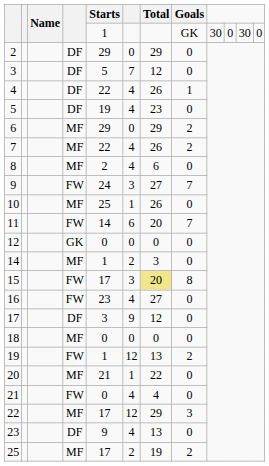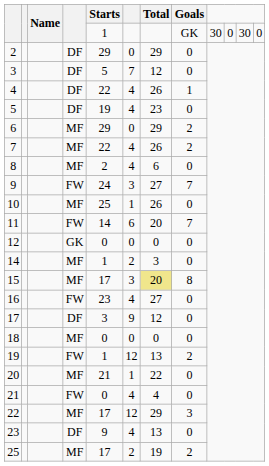(75, 280) FW -> (75, 280) MF
